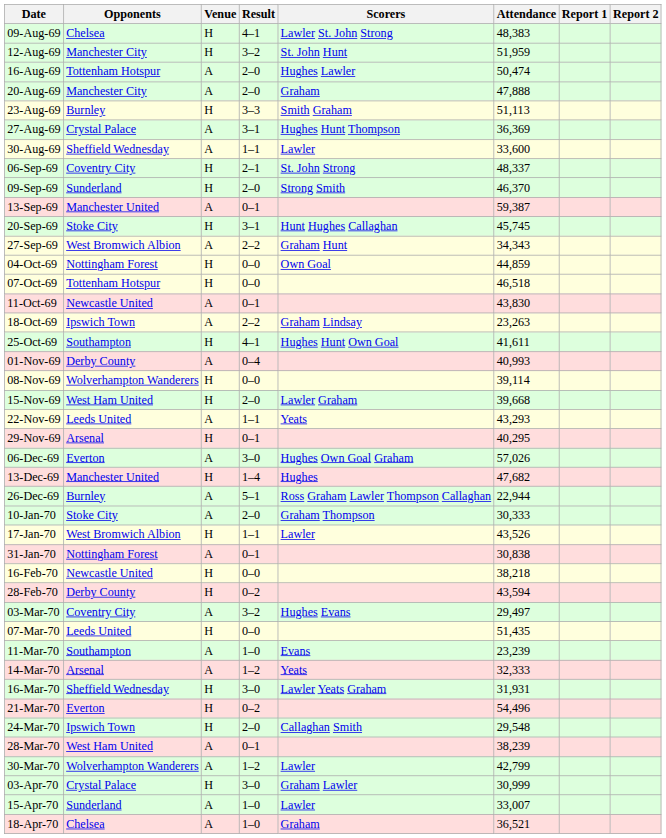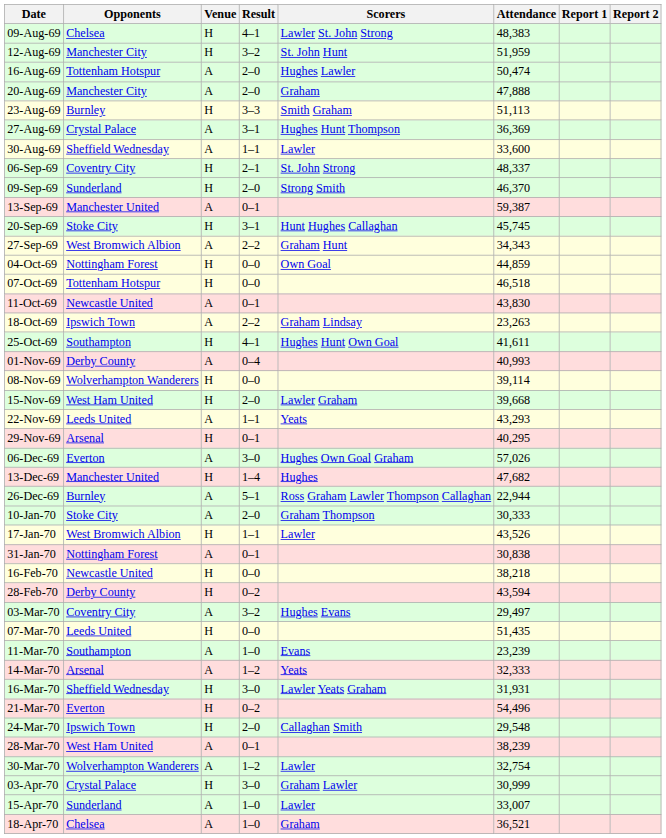(513, 766) 42,799 -> (513, 766) 32,754
